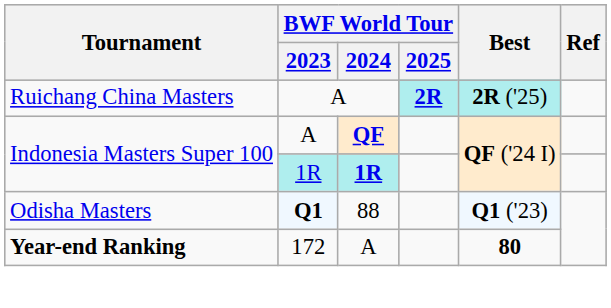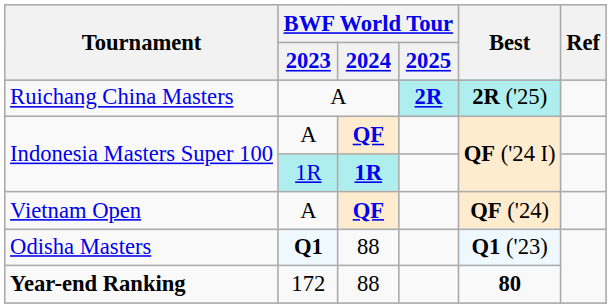+ row: (76, 209)
(368, 247) A -> (368, 284) 88
